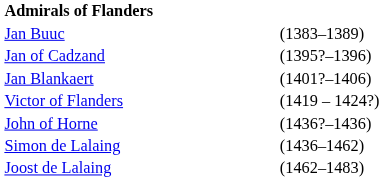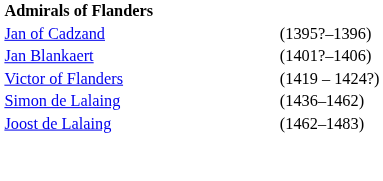- row: (35, 33)
- row: (51, 123)
